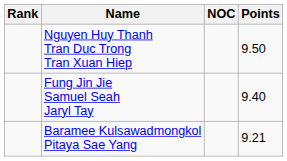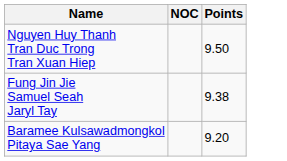- column: (23, 14)
(253, 97) 9.40 -> (217, 97) 9.38
(253, 138) 9.21 -> (217, 138) 9.20
